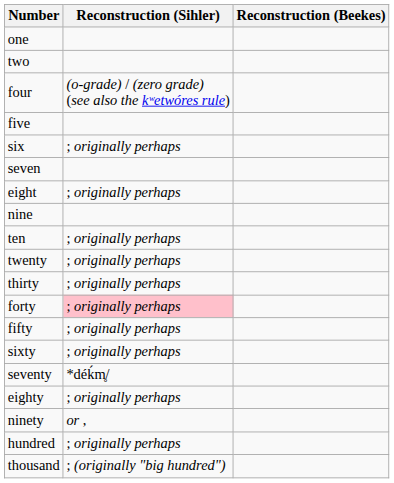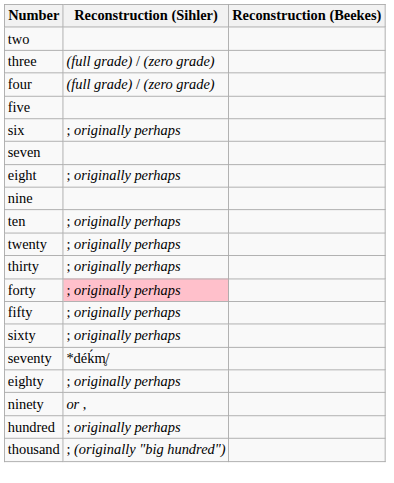- row: (18, 38)
+ row: (22, 61)
(148, 92) (o-grade) / (zero grade) (see also the kʷetwóres rule) -> (141, 84) (full grade) / (zero grade)
